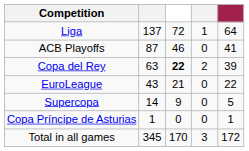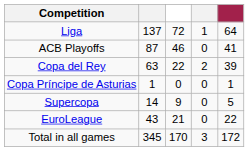(178, 66) bold -> (178, 66) normal
rows swapped: (72, 119) <-> (72, 84)
